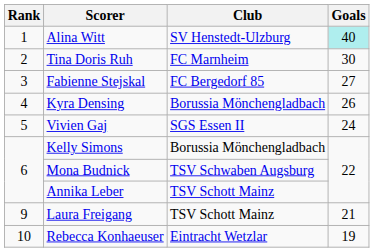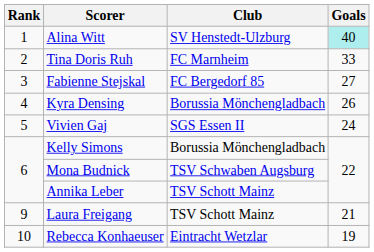(349, 59) 30 -> (349, 59) 33
